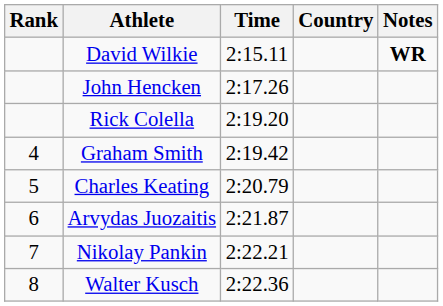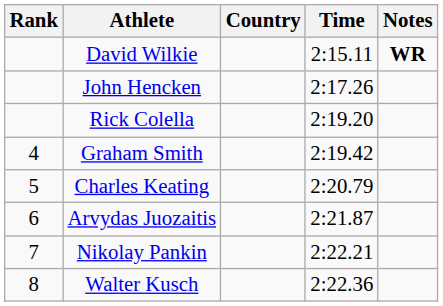columns swapped: (336, 20) <-> (257, 20)
